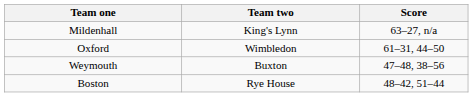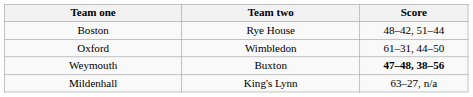rows swapped: (93, 83) <-> (93, 30)
(414, 65) normal -> (414, 65) bold
